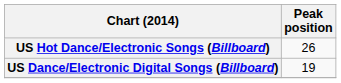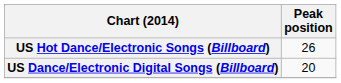(308, 68) 19 -> (308, 68) 20
